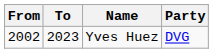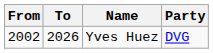(63, 38) 2023 -> (63, 38) 2026
